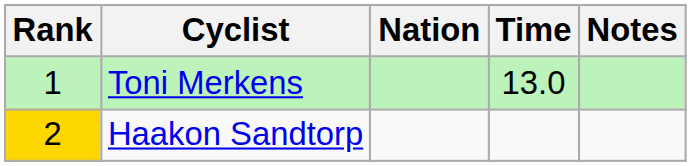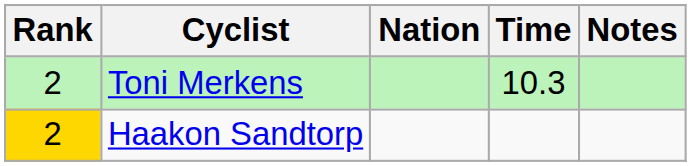(53, 82) 1 -> (53, 82) 2
(533, 82) 13.0 -> (533, 82) 10.3
